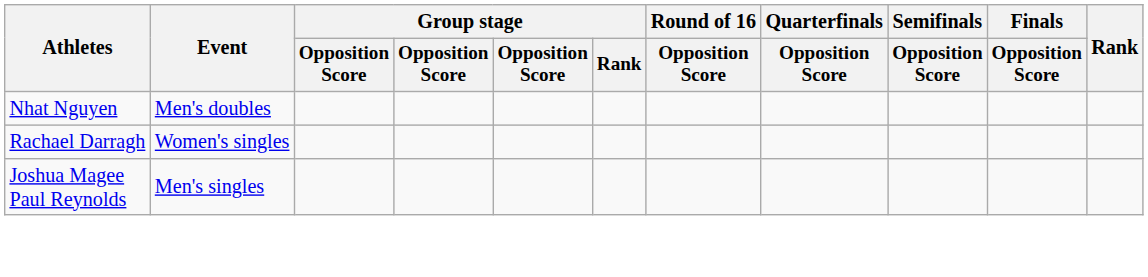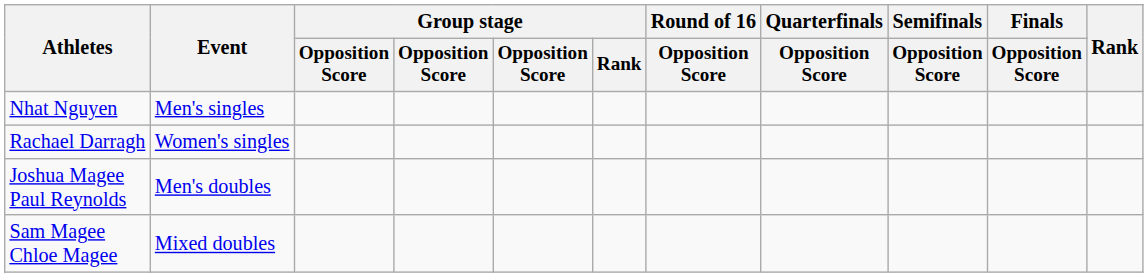(213, 108) Men's doubles -> (210, 108) Men's singles
(210, 187) Men's singles -> (213, 187) Men's doubles
+ row: (63, 244)
